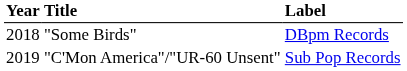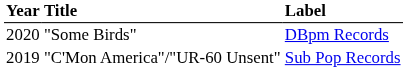(23, 34) 2018 -> (23, 34) 2020
